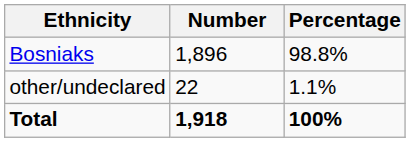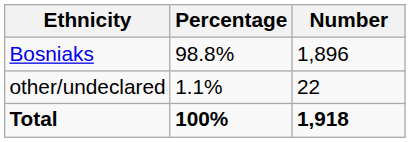columns swapped: (227, 20) <-> (345, 20)
